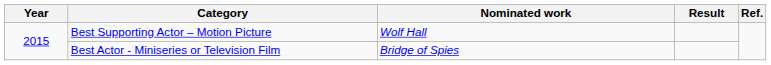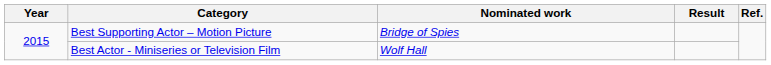(403, 32) Wolf Hall -> (420, 32) Bridge of Spies
(420, 50) Bridge of Spies -> (403, 50) Wolf Hall
